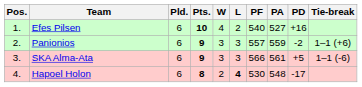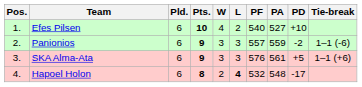(298, 27) +16 -> (298, 27) +10
(333, 43) 1–1 (+6) -> (333, 43) 1–1 (-6)
(257, 58) 566 -> (257, 58) 576
(333, 58) 1–1 (-6) -> (333, 58) 1–1 (+6)
(257, 74) 530 -> (257, 74) 532
